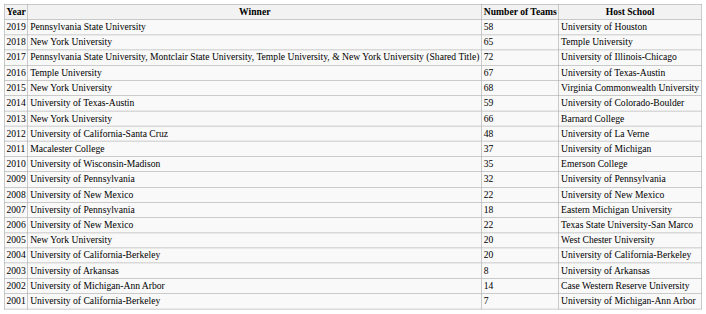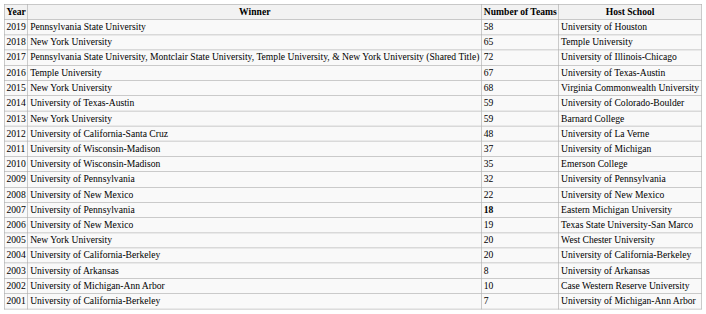(489, 118) 66 -> (489, 118) 59
(67, 149) Macalester College -> (95, 149) University of Wisconsin-Madison
(489, 210) normal -> (489, 210) bold
(489, 225) 22 -> (489, 225) 19
(489, 286) 14 -> (489, 286) 10
